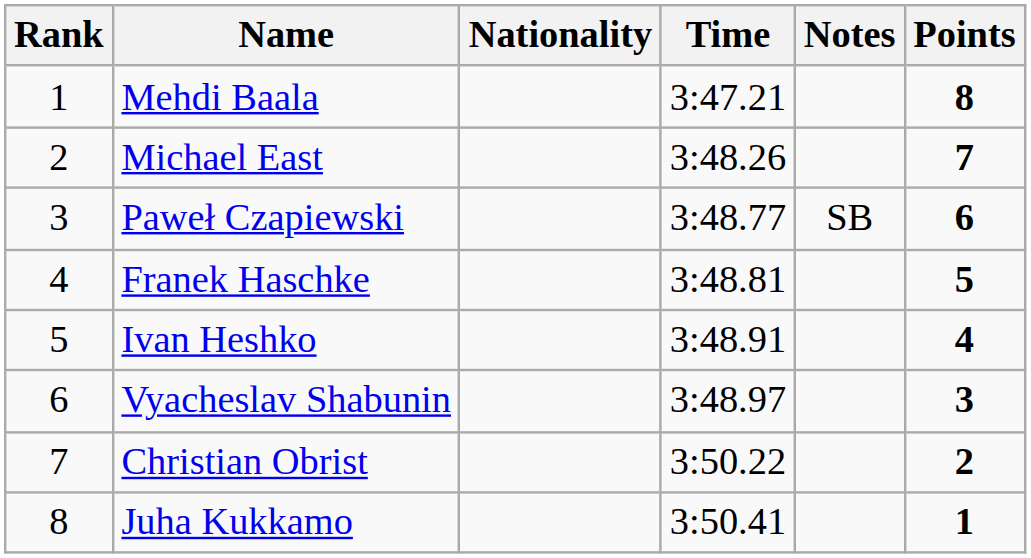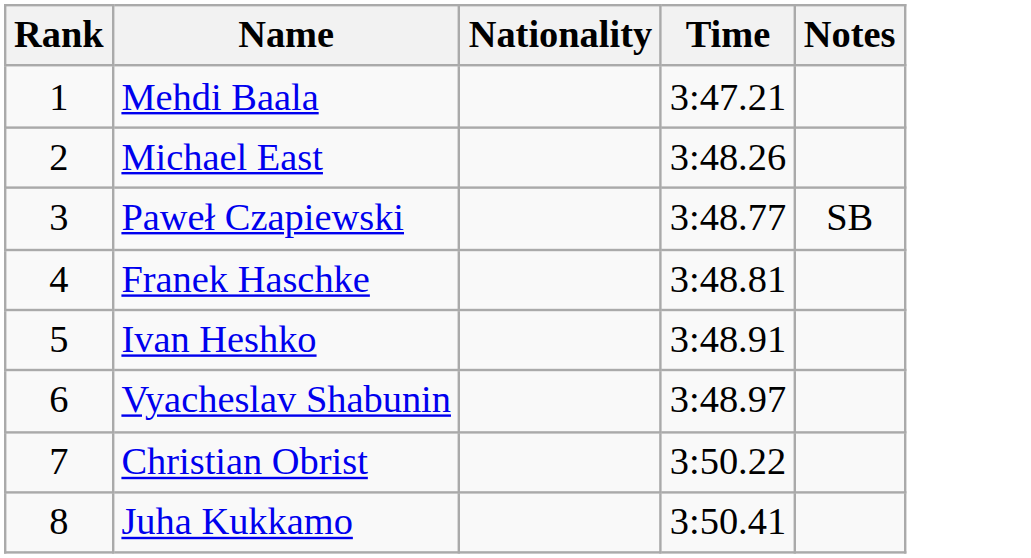- column: (964, 34)
